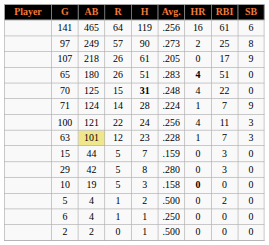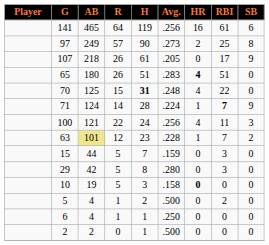(224, 106) normal -> (224, 106) bold
(251, 138) 3 -> (251, 138) 2
